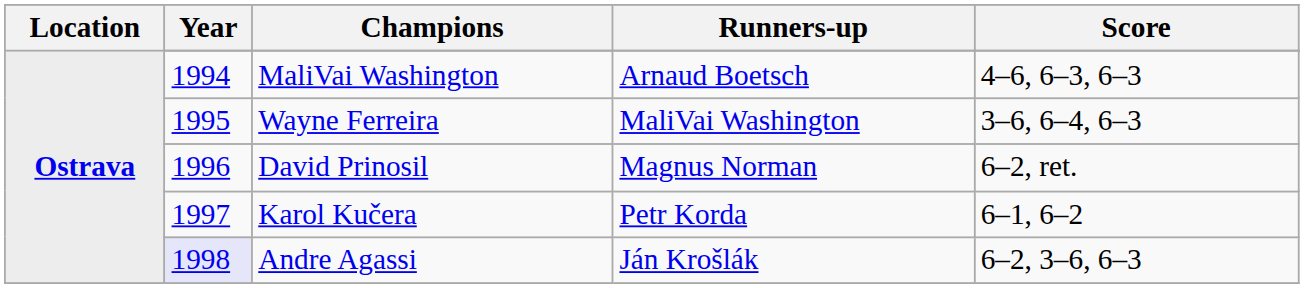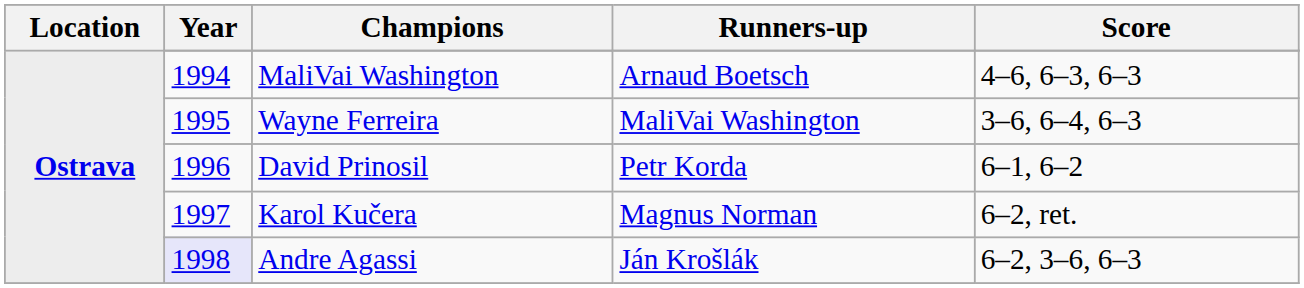(718, 167) Magnus Norman -> (683, 167) Petr Korda
(1029, 167) 6–2, ret. -> (1032, 167) 6–1, 6–2
(683, 213) Petr Korda -> (718, 213) Magnus Norman
(1032, 213) 6–1, 6–2 -> (1029, 213) 6–2, ret.
